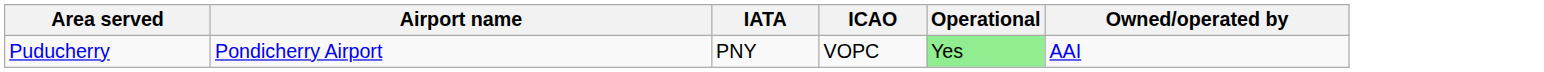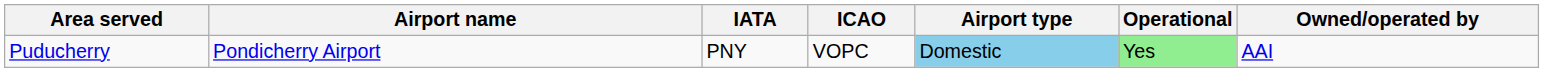+ column: (1017, 20)
